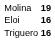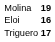(46, 33) 16 -> (46, 33) 17
